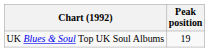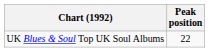(186, 39) 19 -> (186, 39) 22
